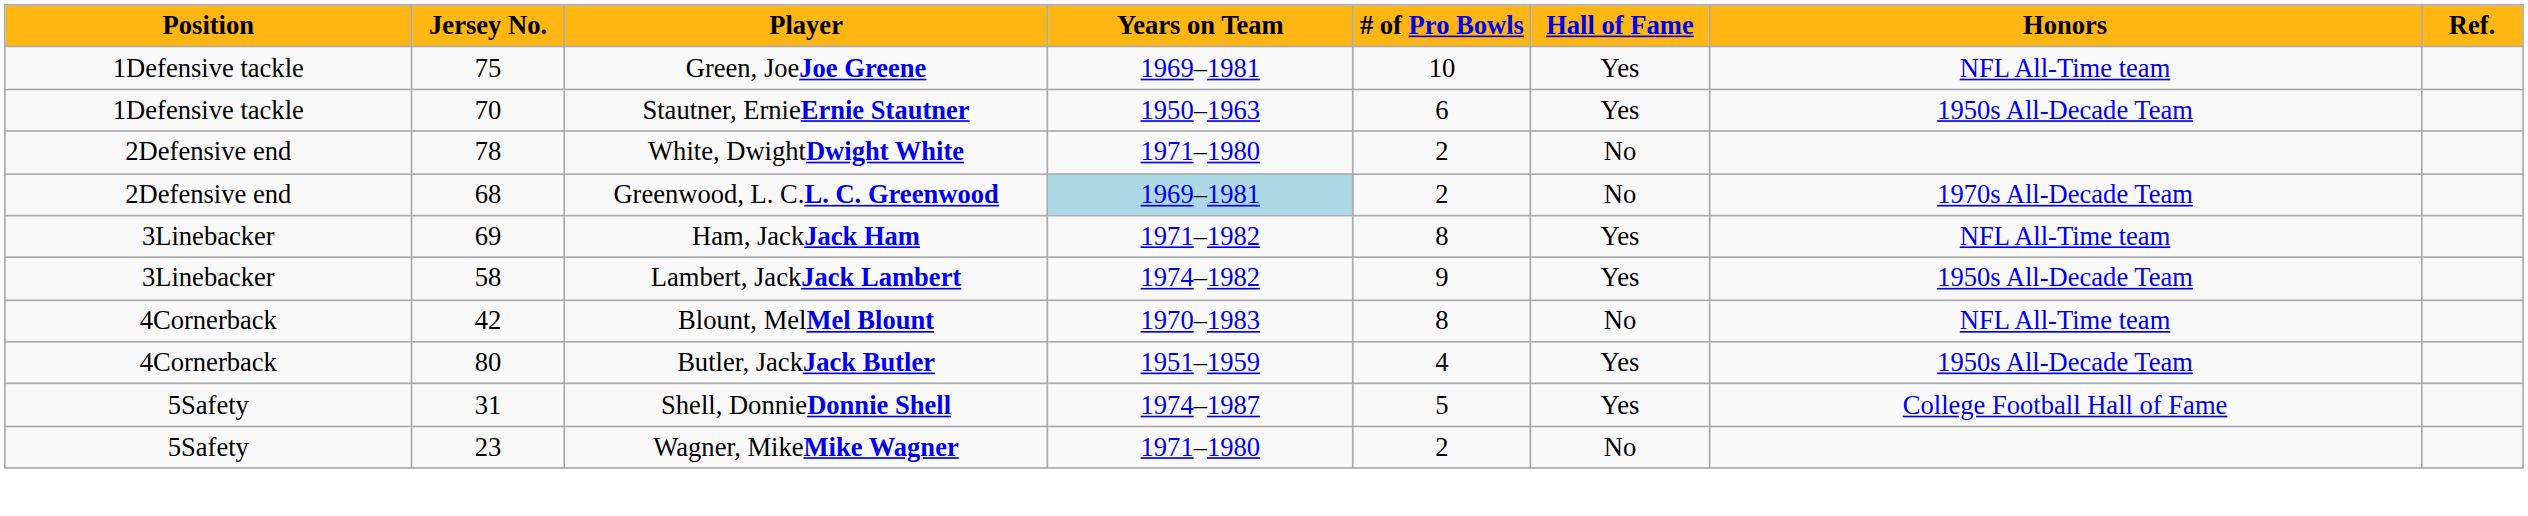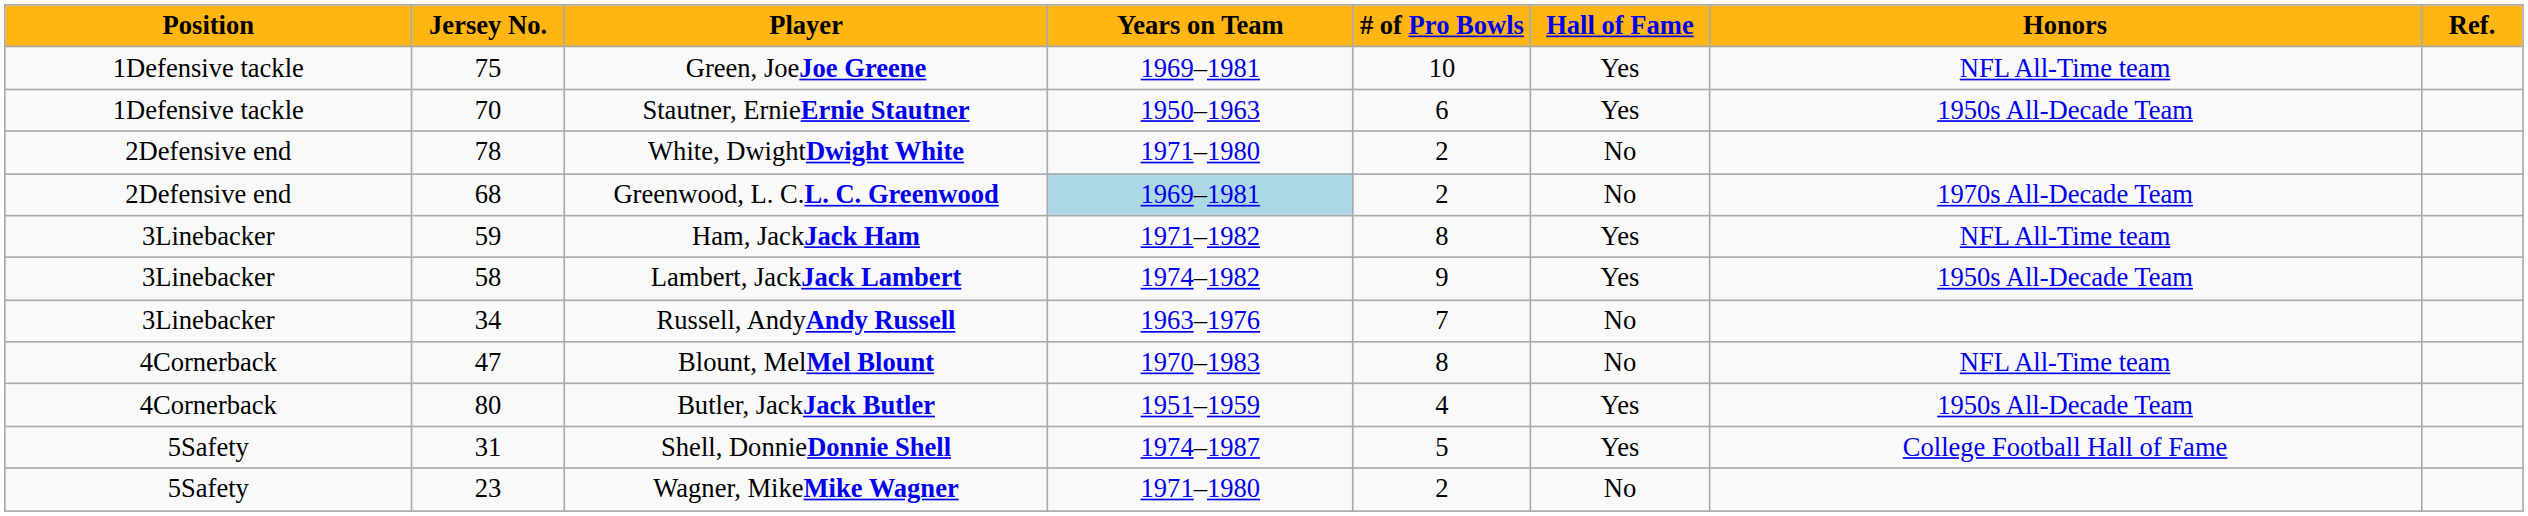(488, 236) 69 -> (488, 236) 59
+ row: (806, 320)
(488, 320) 42 -> (488, 362) 47
